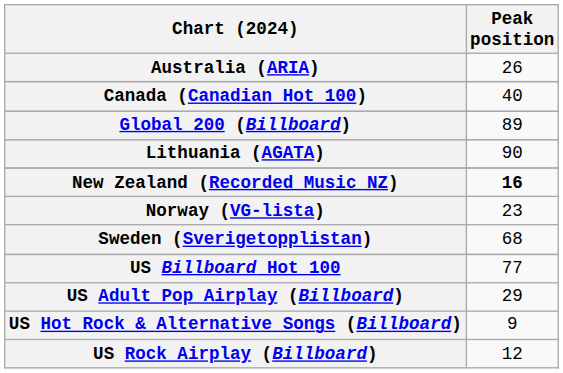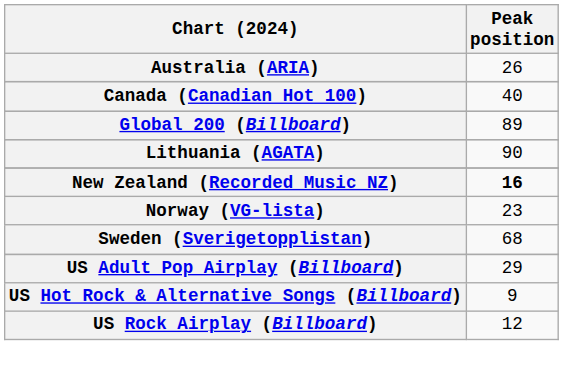- row: (235, 268)
